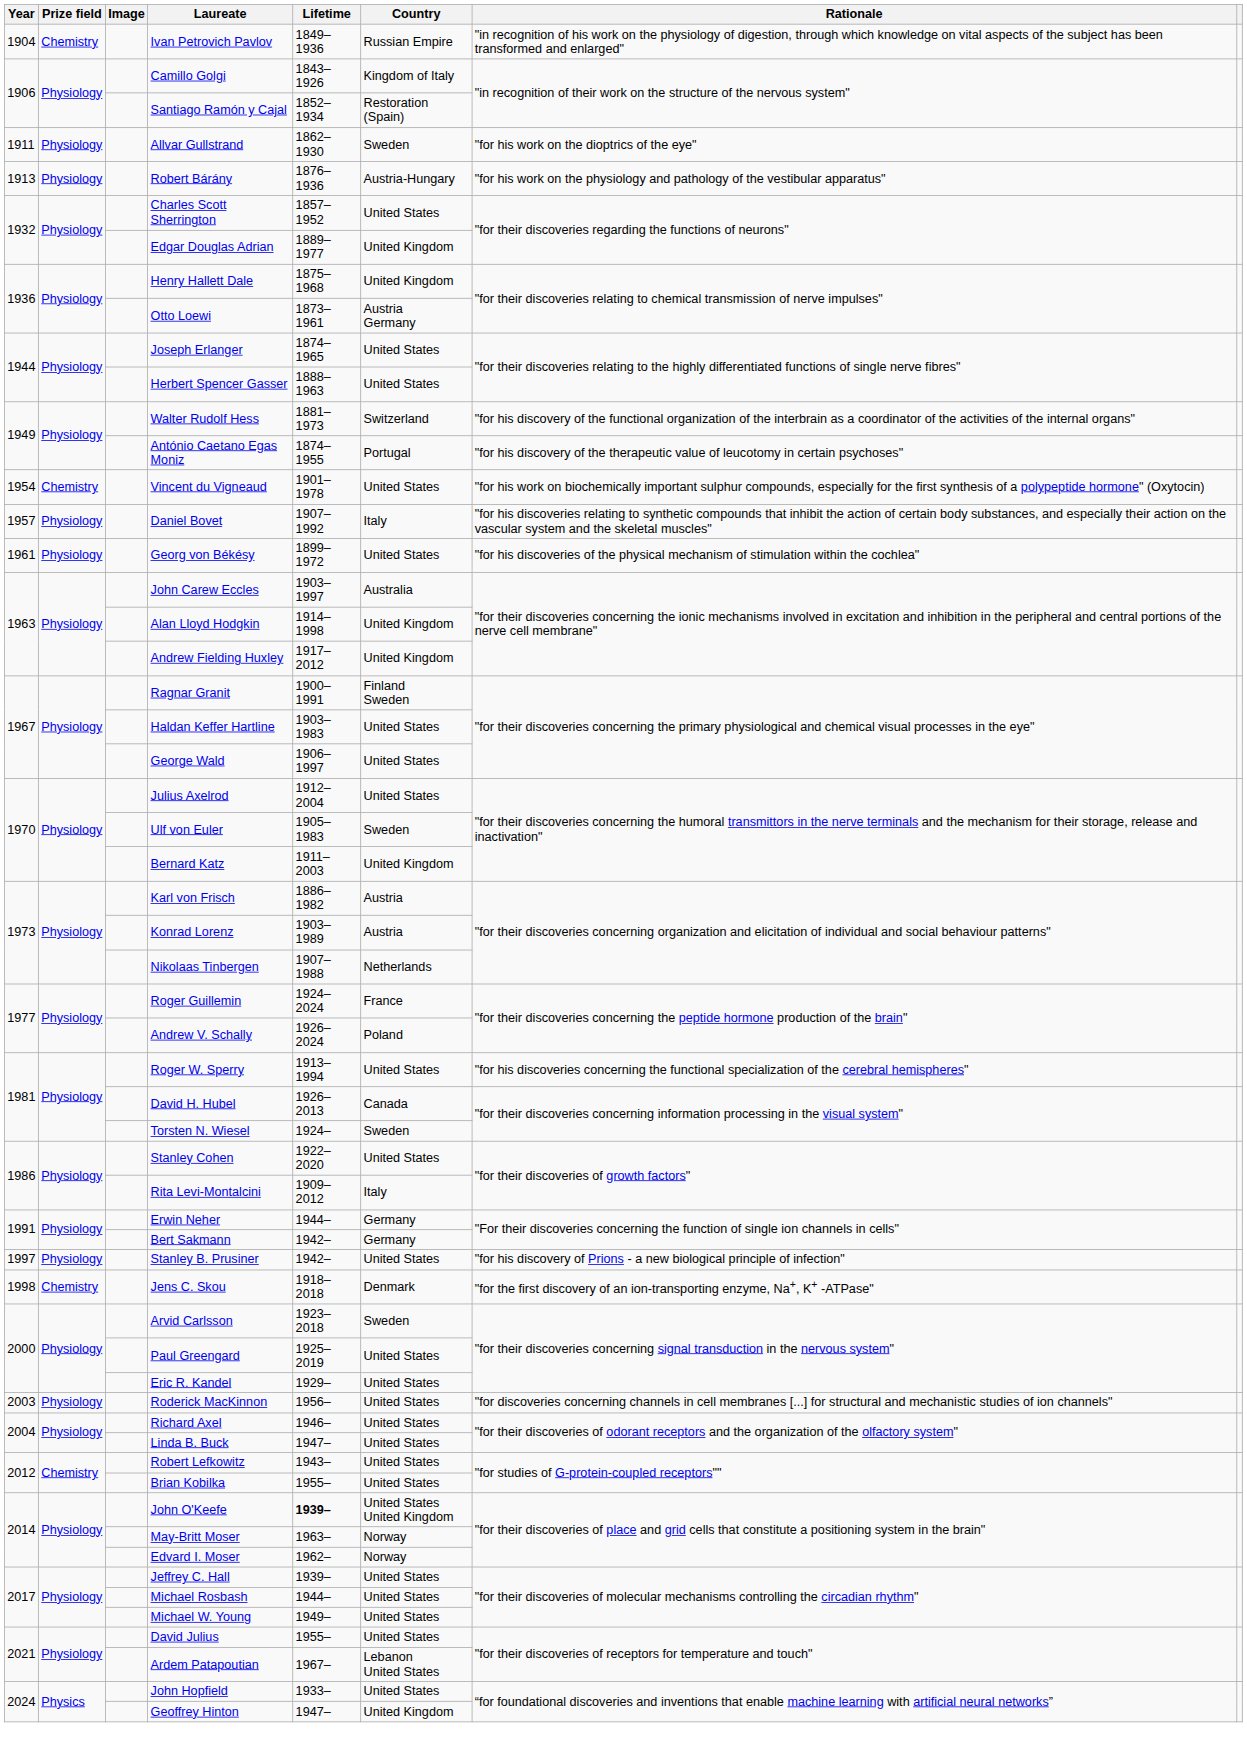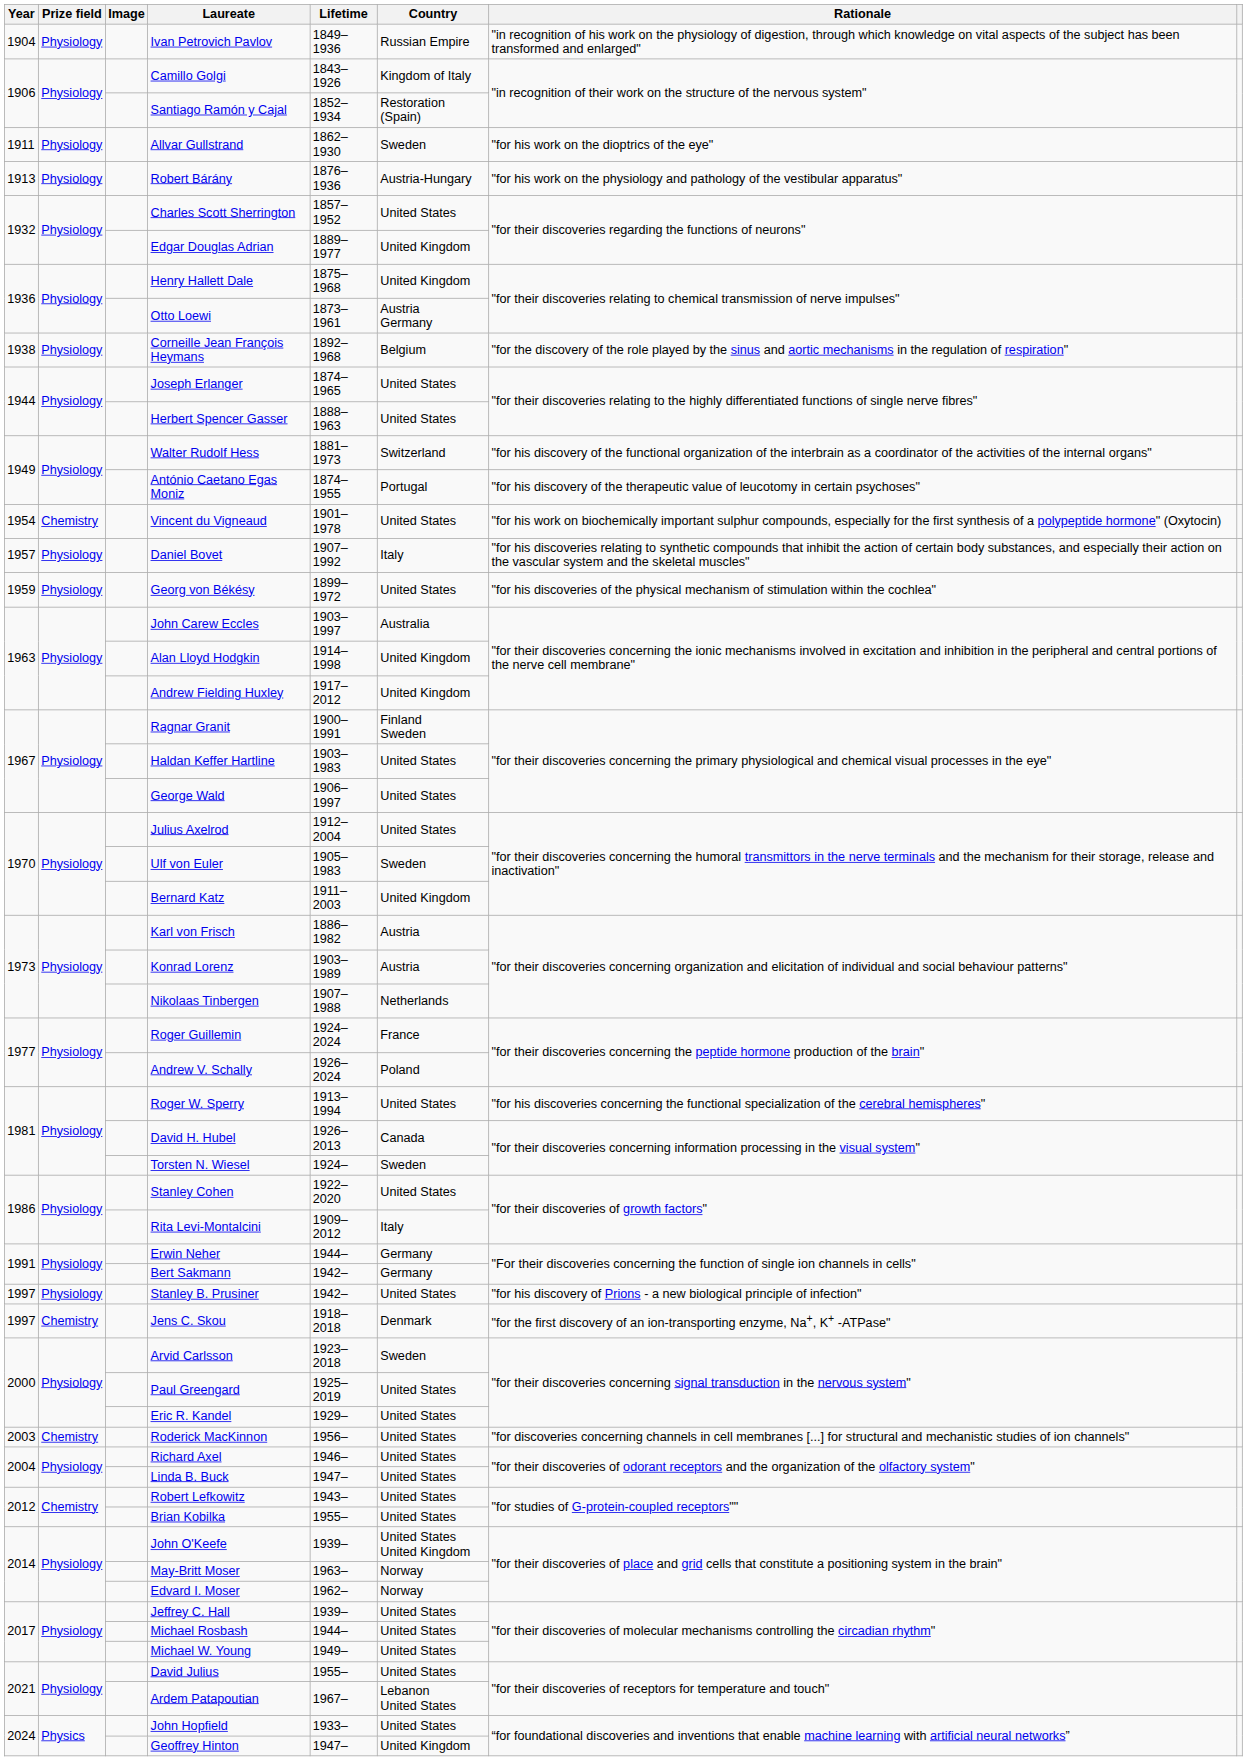(70, 41) Chemistry -> (72, 41) Physiology
+ row: (217, 350)
(21, 555) 1961 -> (21, 589) 1959
(21, 1286) 1998 -> (21, 1321) 1997
(72, 1402) Physiology -> (70, 1436) Chemistry
(313, 1509) bold -> (330, 1544) normal
